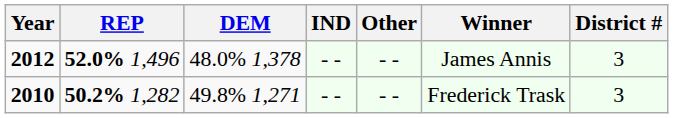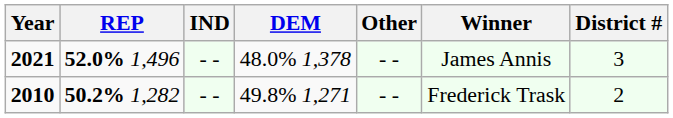columns swapped: (245, 22) <-> (331, 22)
(33, 58) 2012 -> (33, 58) 2021
(619, 94) 3 -> (619, 94) 2
